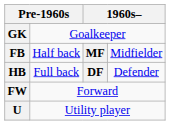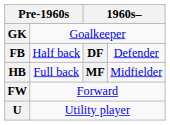(95, 52) MF -> (95, 52) DF
(136, 52) Midfielder -> (136, 52) Defender
(95, 72) DF -> (95, 72) MF
(136, 72) Defender -> (136, 72) Midfielder
